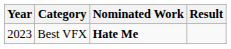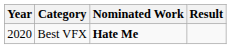(20, 33) 2023 -> (20, 33) 2020
